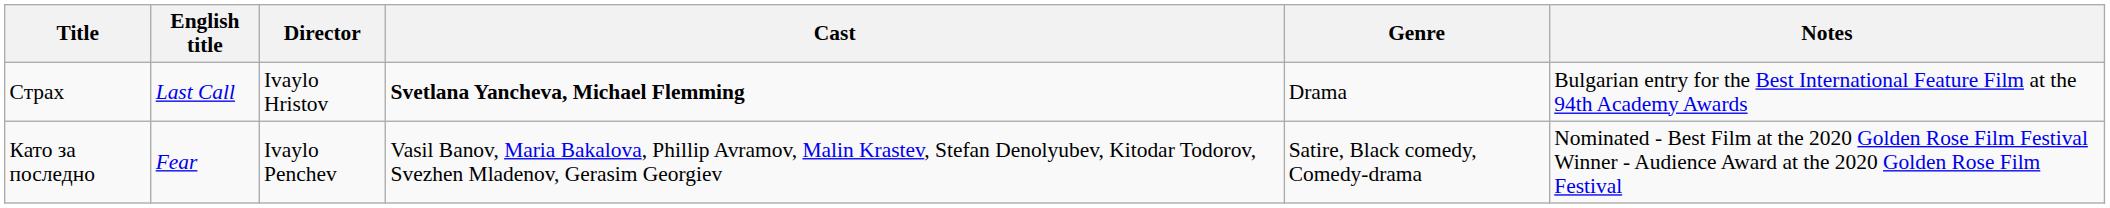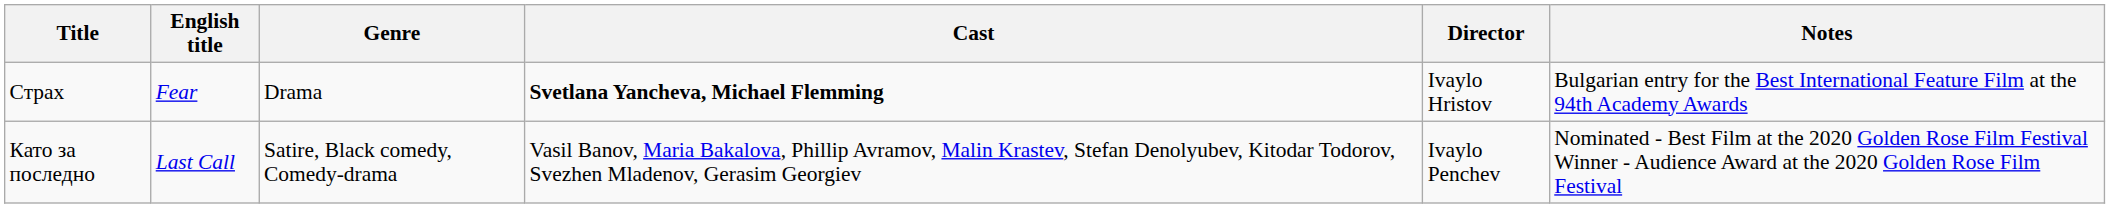columns swapped: (322, 33) <-> (1417, 33)
(195, 91) Last Call -> (177, 91) Fear
(177, 161) Fear -> (195, 161) Last Call
